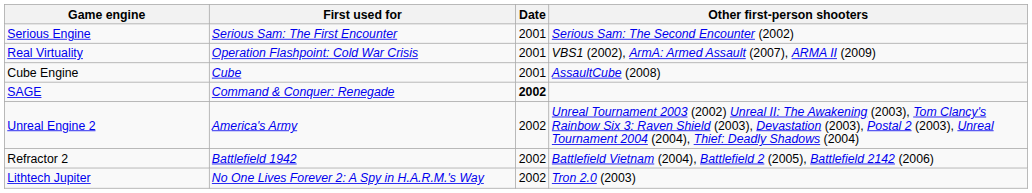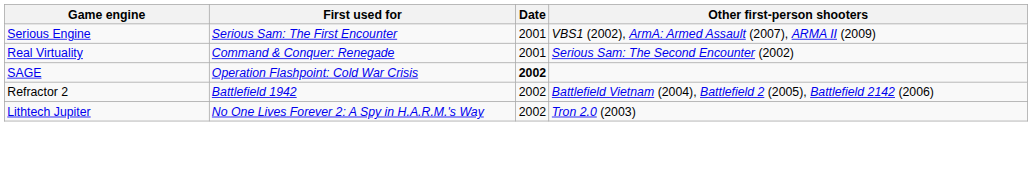(673, 34) Serious Sam: The Second Encounter (2002) -> (714, 34) VBS1 (2002), ArmA: Armed Assault (2007), ARMA II (2009)
(315, 53) Operation Flashpoint: Cold War Crisis -> (303, 53) Command & Conquer: Renegade
(714, 53) VBS1 (2002), ArmA: Armed Assault (2007), ARMA II (2009) -> (673, 53) Serious Sam: The Second Encounter (2002)
- row: (43, 73)
(303, 92) Command & Conquer: Renegade -> (315, 73) Operation Flashpoint: Cold War Crisis
- row: (51, 126)
